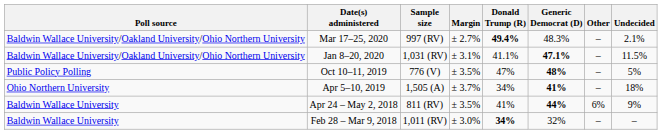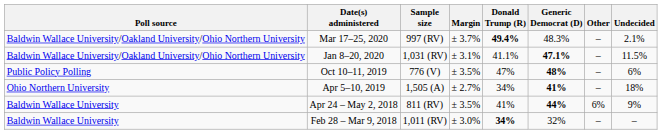(466, 39) ± 2.7% -> (466, 39) ± 3.7%
(634, 72) 5% -> (634, 72) 6%
(466, 88) ± 3.7% -> (466, 88) ± 2.7%
